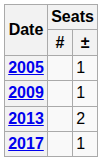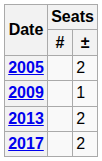(81, 67) 1 -> (81, 67) 2
(81, 144) 1 -> (81, 144) 2
